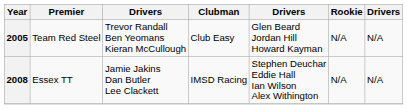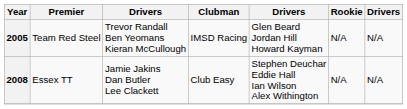(212, 38) Club Easy -> (219, 38) IMSD Racing
(219, 80) IMSD Racing -> (212, 80) Club Easy
